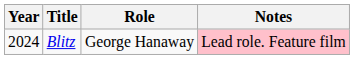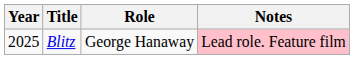(24, 41) 2024 -> (24, 41) 2025
